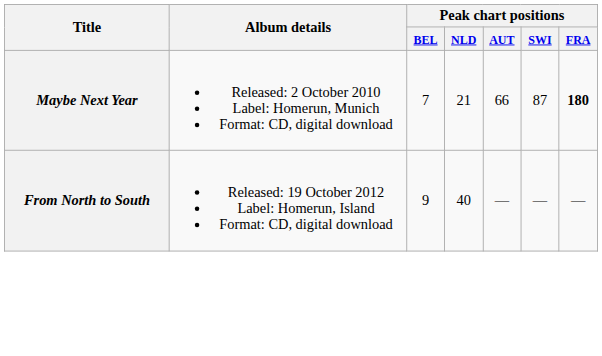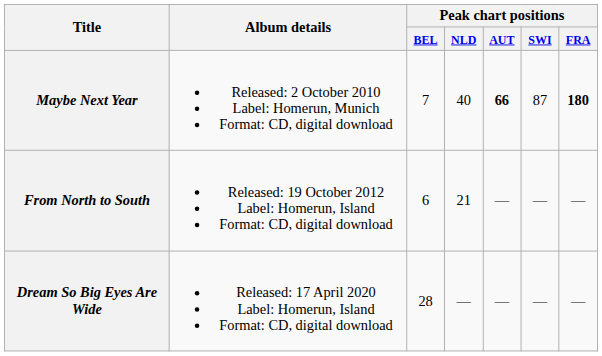(464, 100) 21 -> (464, 100) 40
(502, 100) normal -> (502, 100) bold
(426, 200) 9 -> (426, 200) 6
(464, 200) 40 -> (464, 200) 21
+ row: (87, 300)
